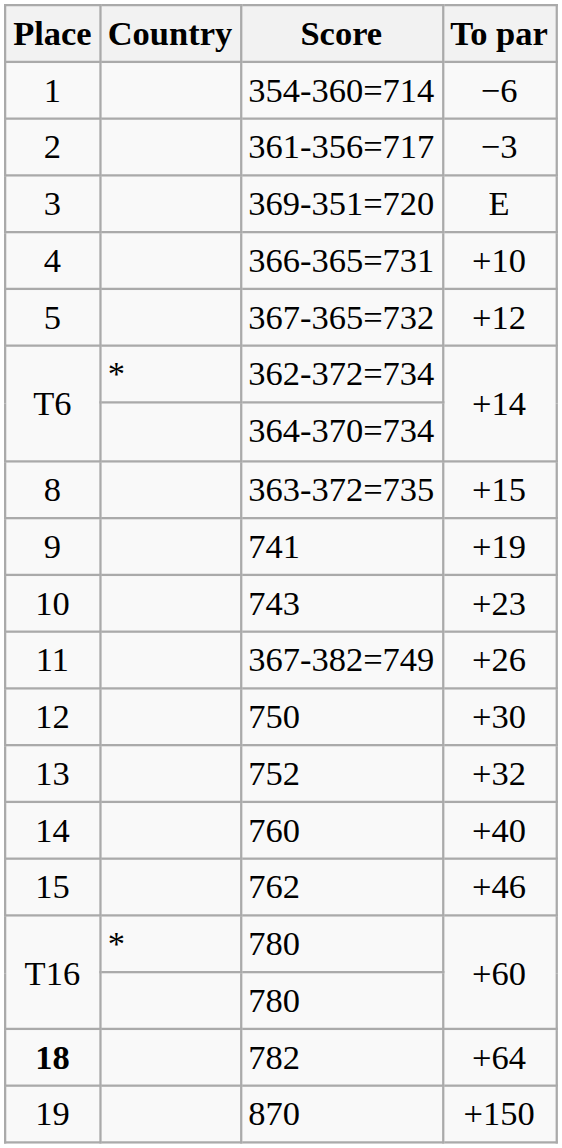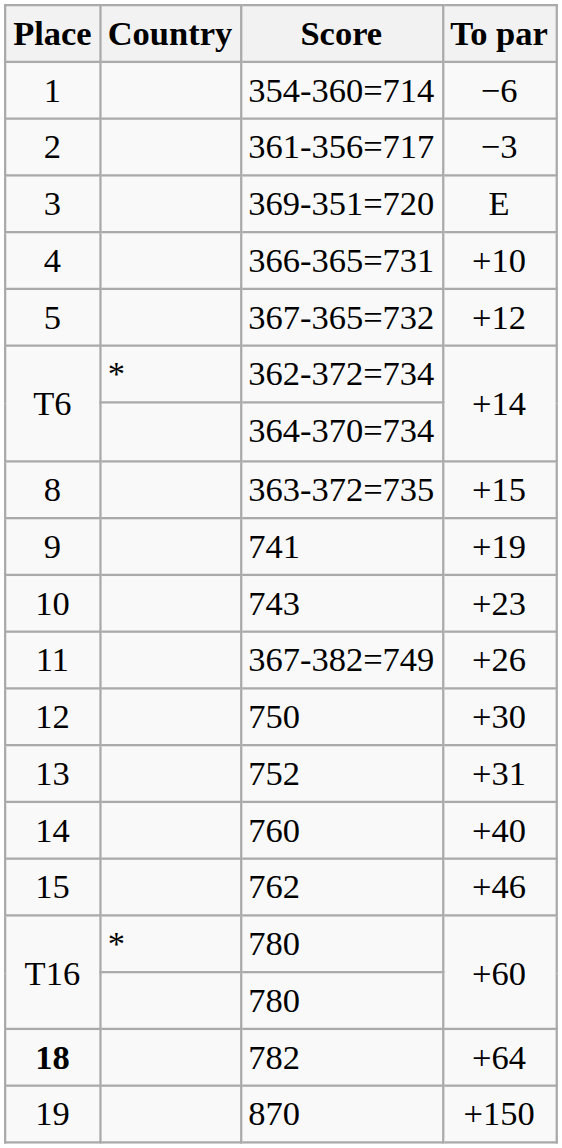(499, 772) +32 -> (499, 772) +31
